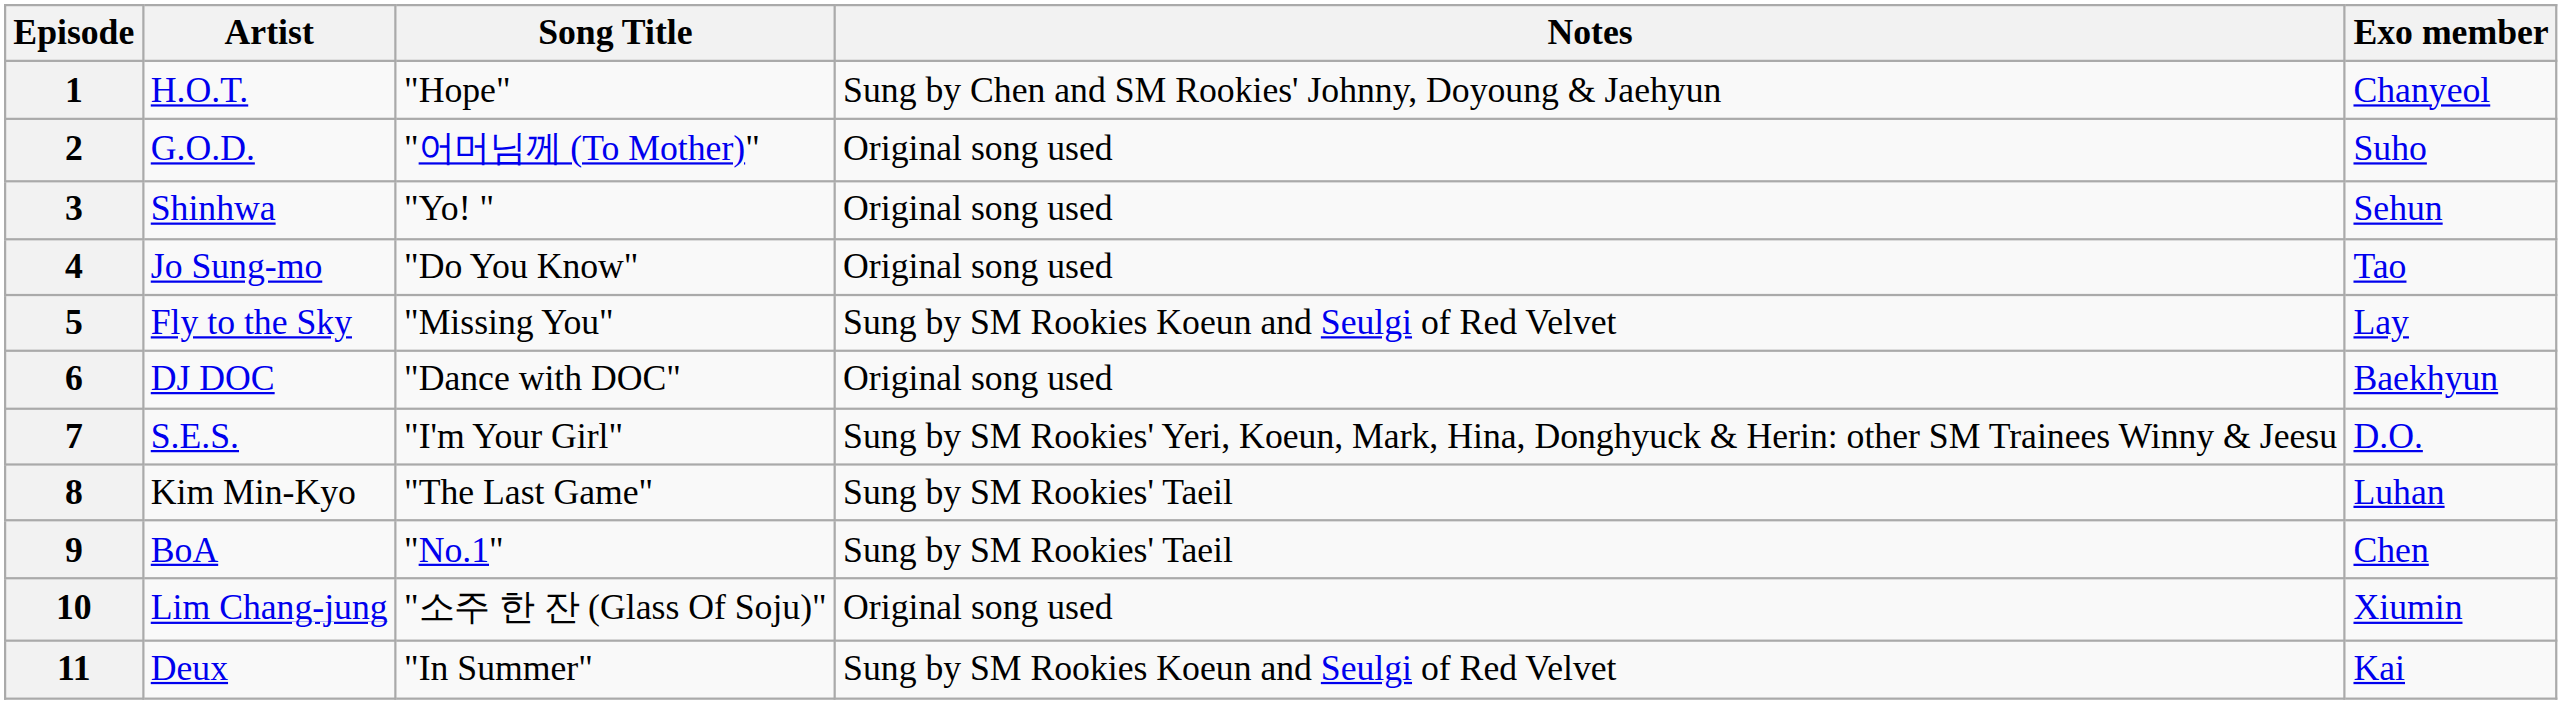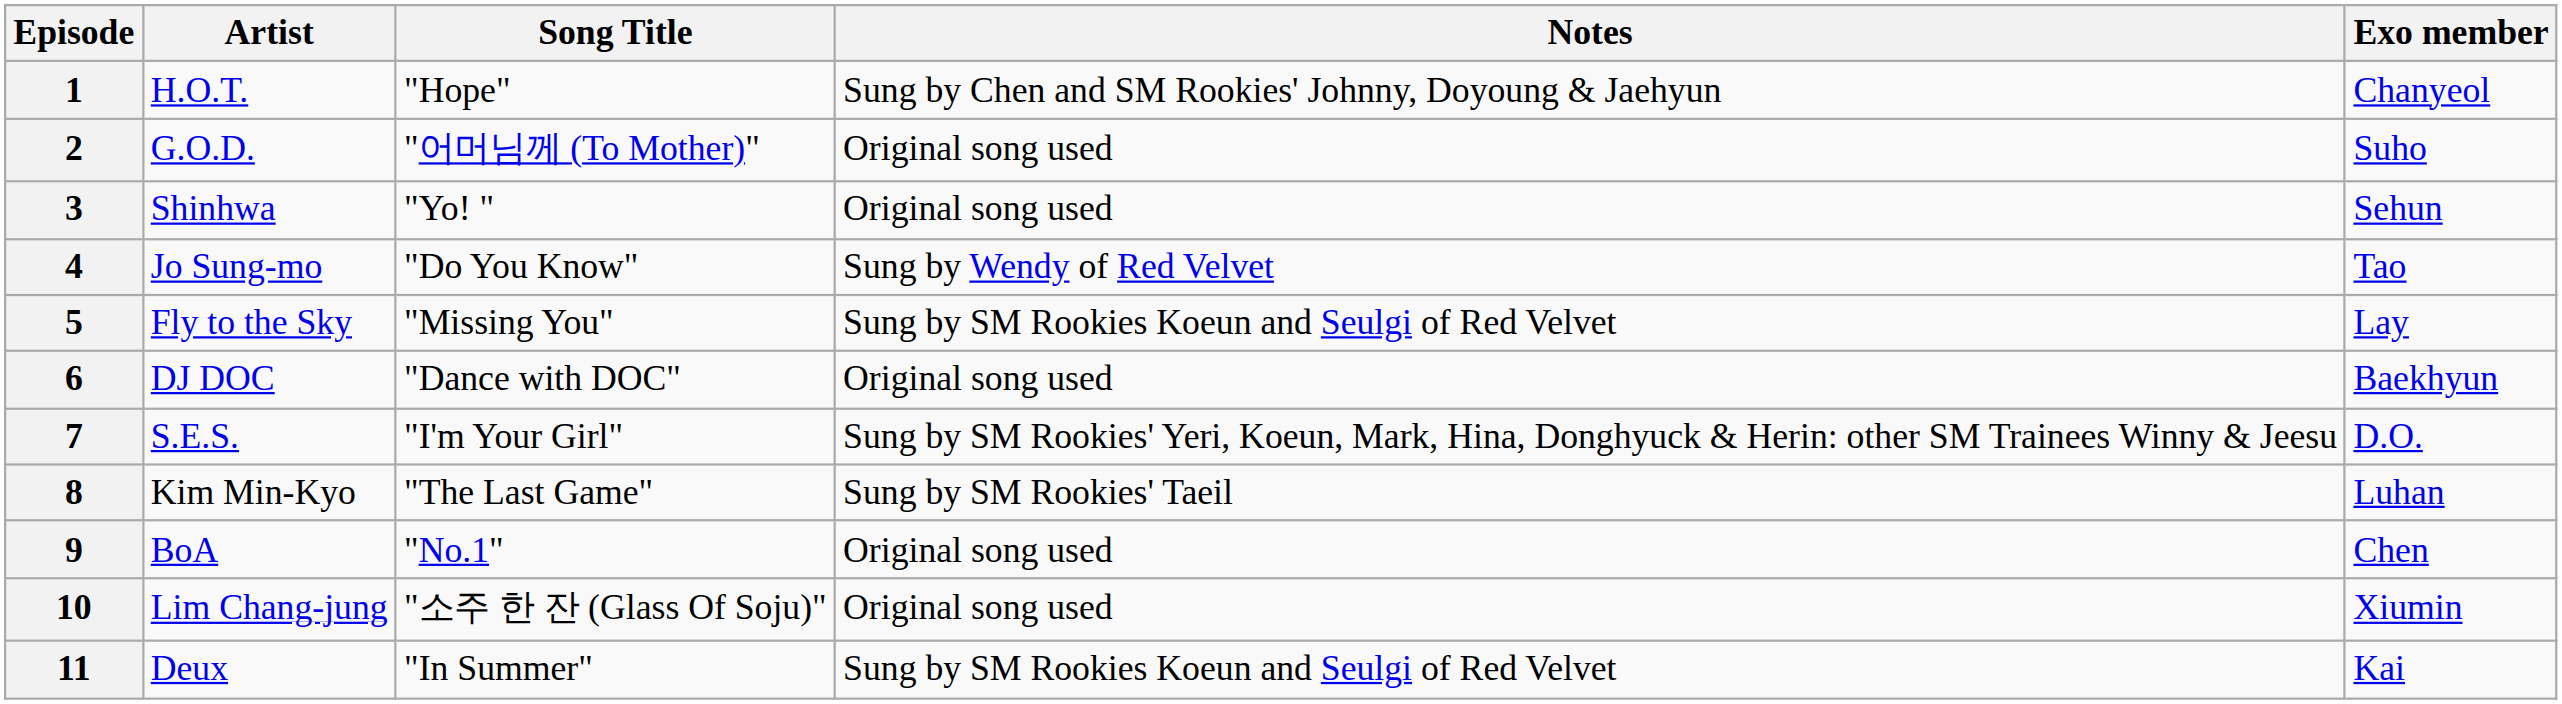(978, 265) Original song used -> (1059, 265) Sung by Wendy of Red Velvet
(1038, 548) Sung by SM Rookies' Taeil -> (978, 548) Original song used
